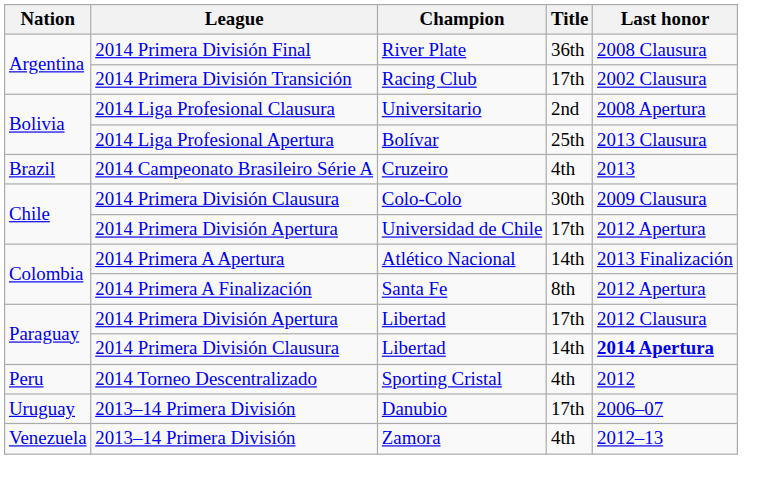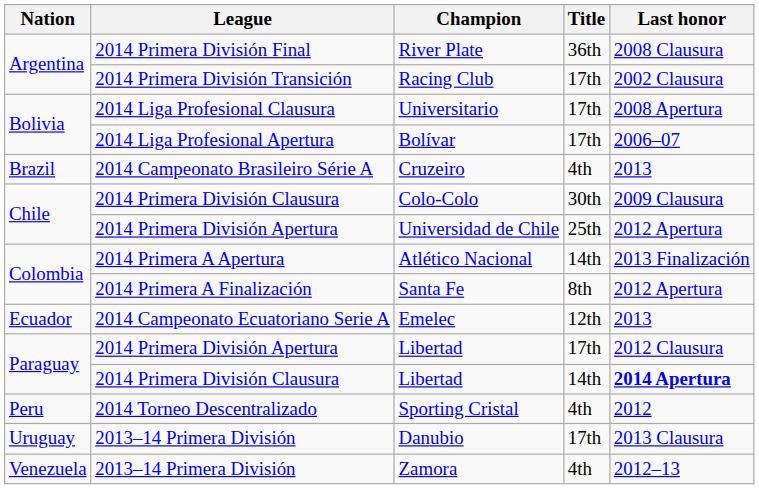(565, 109) 2nd -> (585, 109) 17th
(568, 139) 25th -> (585, 139) 17th
(652, 139) 2013 Clausura -> (647, 139) 2006–07
(568, 229) 17th -> (585, 229) 25th
+ row: (243, 318)
(630, 408) 2006–07 -> (669, 438) 2013 Clausura
